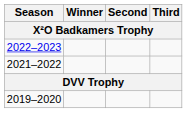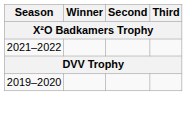- row: (34, 47)
